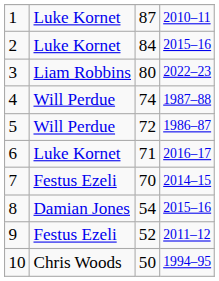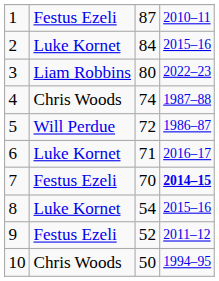(77, 18) Luke Kornet -> (75, 18) Festus Ezeli
(74, 99) Will Perdue -> (78, 99) Chris Woods
(187, 180) normal -> (187, 180) bold
(82, 208) Damian Jones -> (77, 208) Luke Kornet
